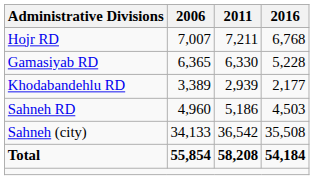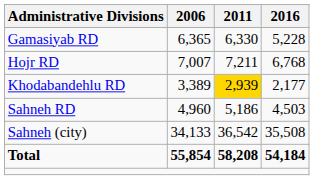rows swapped: (53, 62) <-> (33, 39)
(242, 86) no background -> (242, 86) gold background
